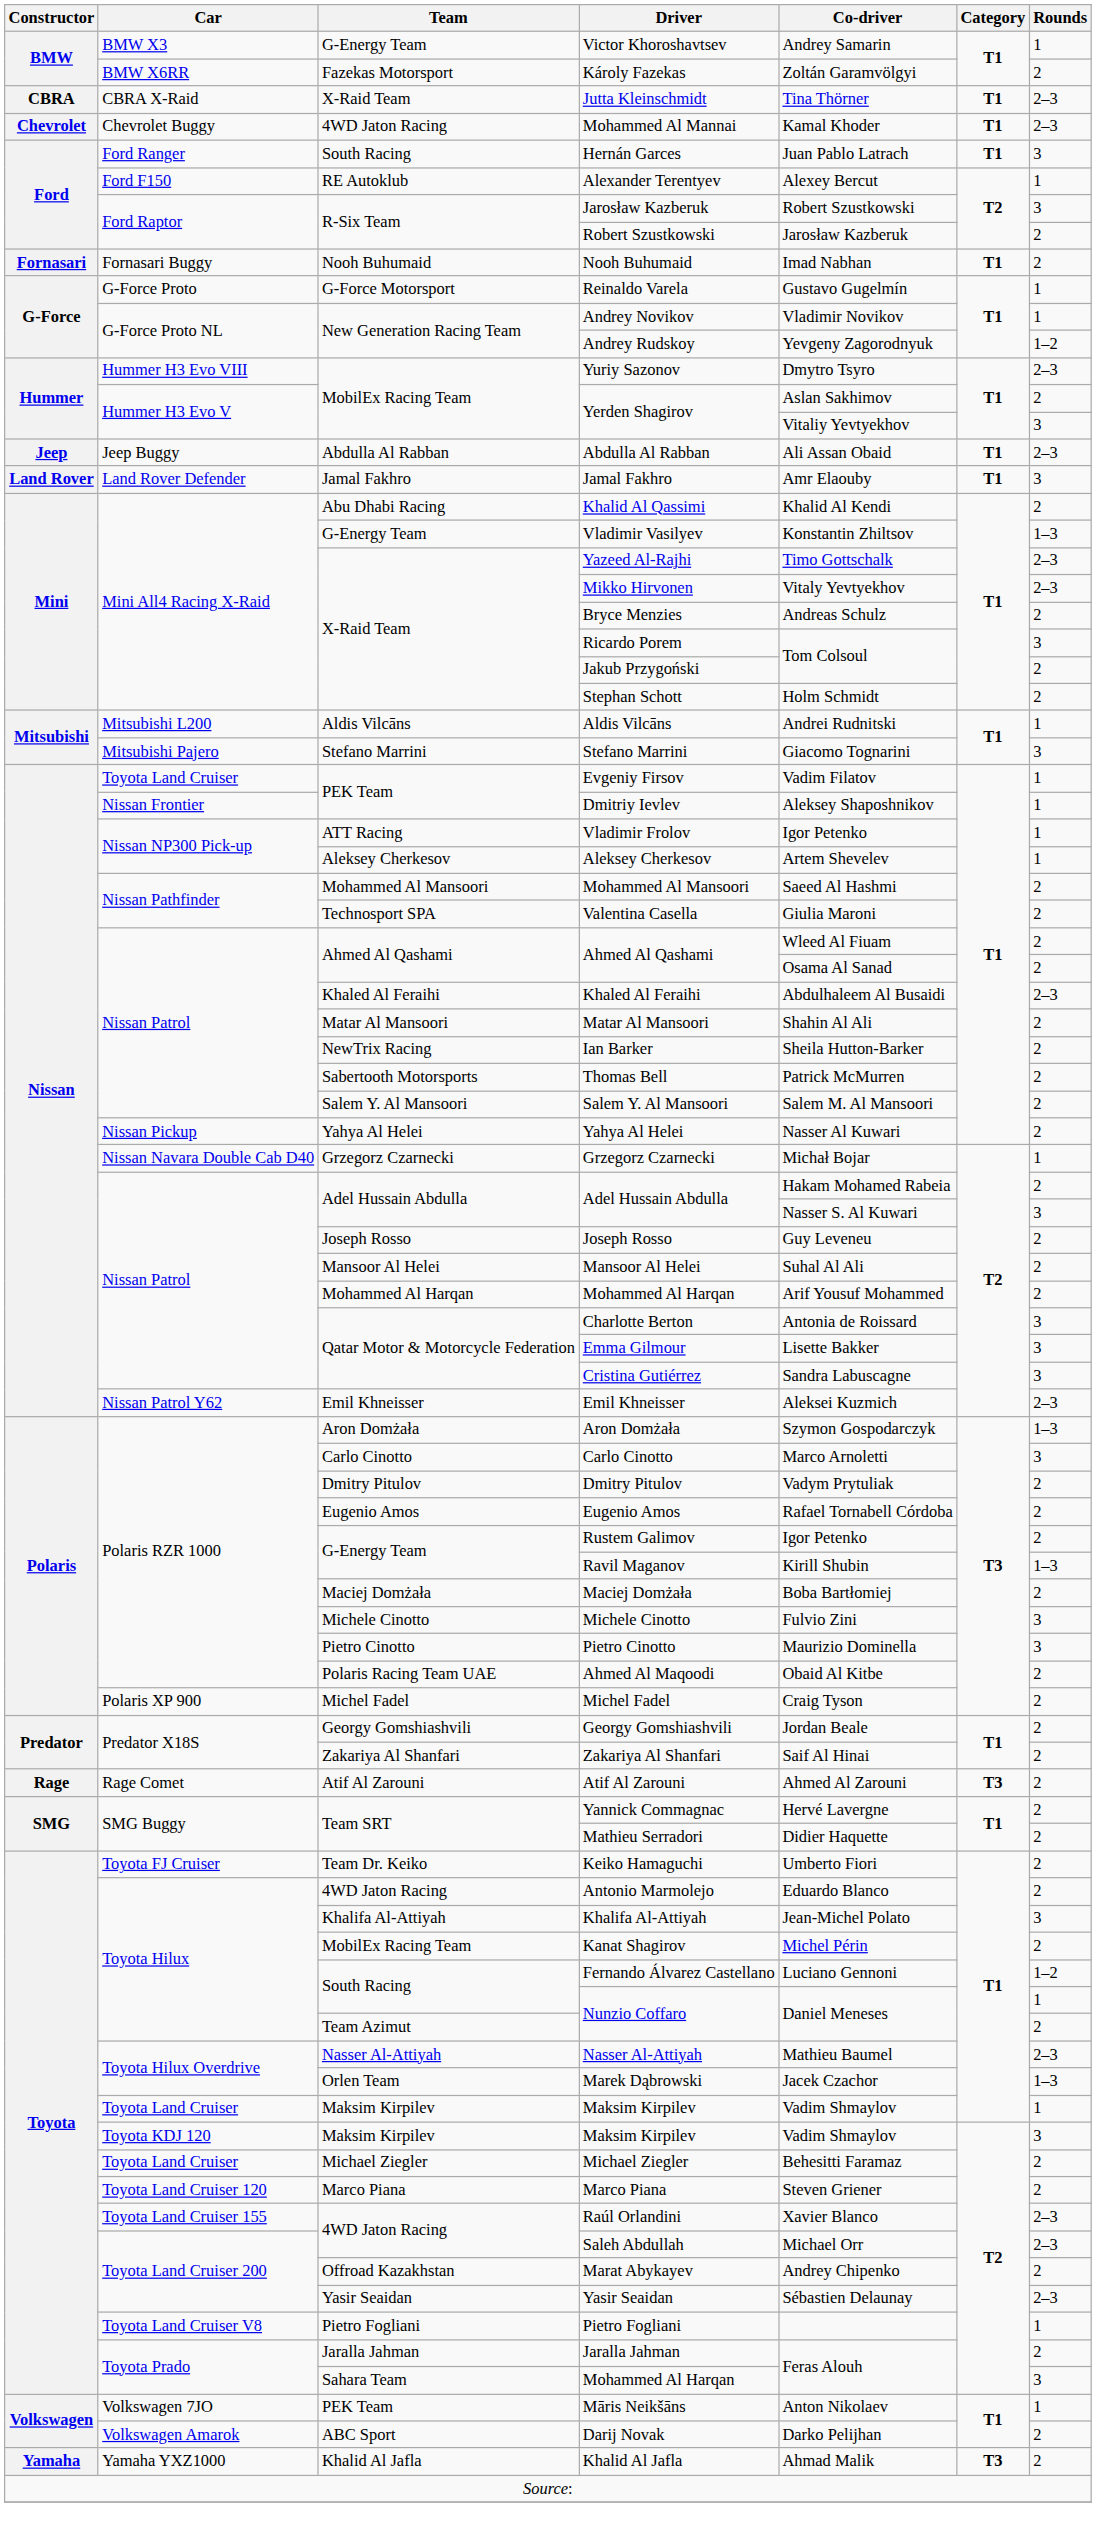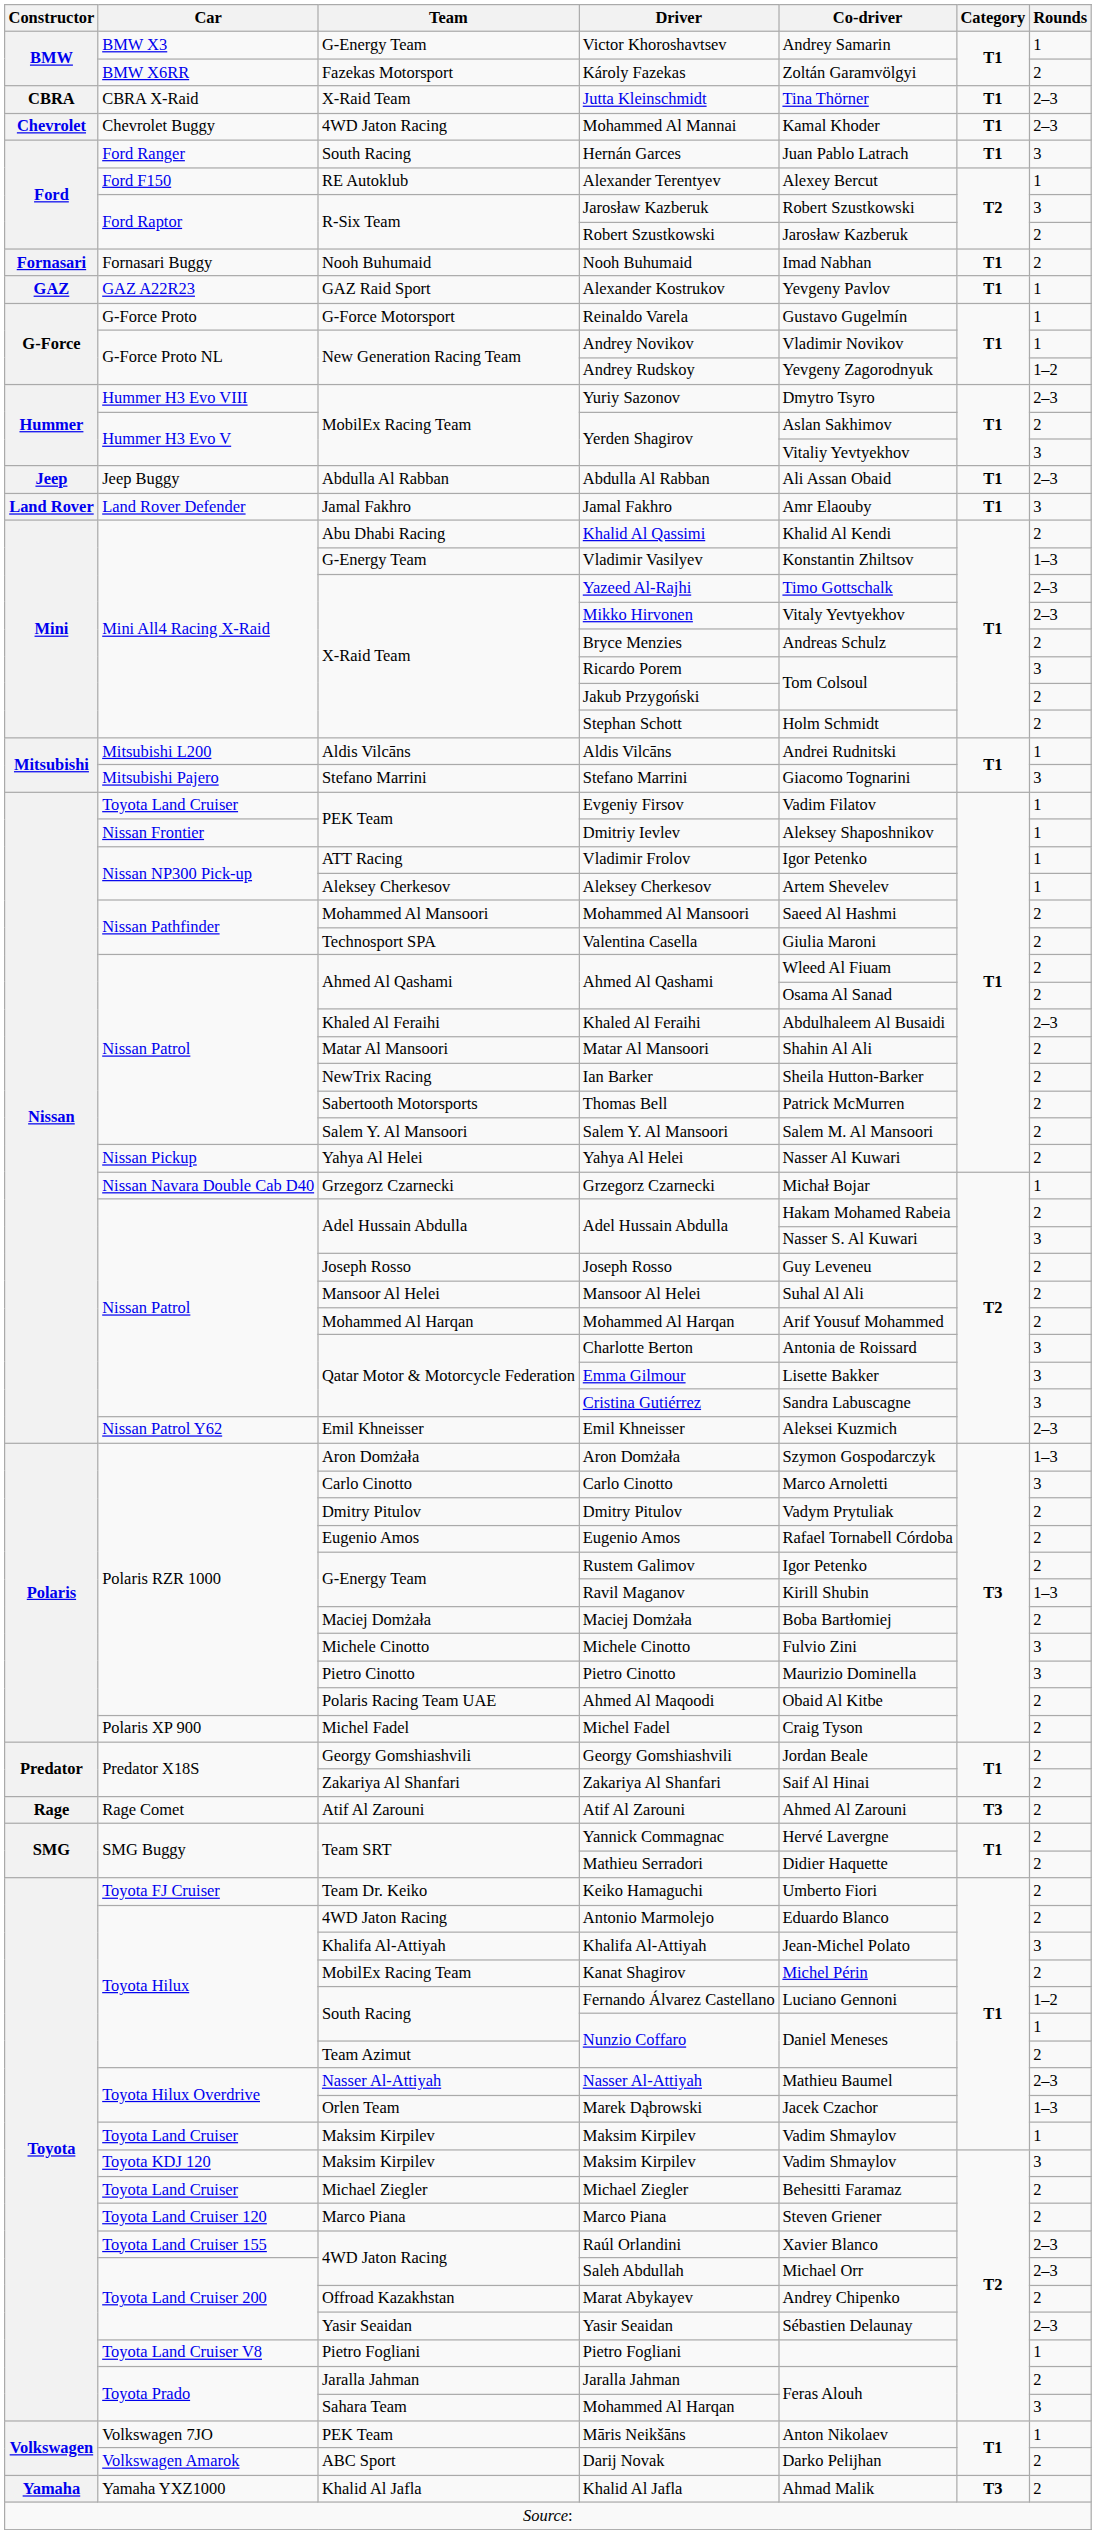+ row: (376, 289)
